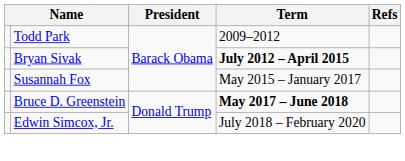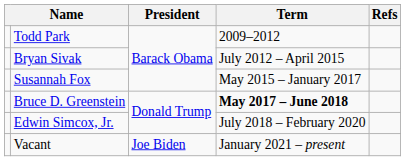(284, 58) bold -> (282, 58) normal
+ row: (32, 144)
